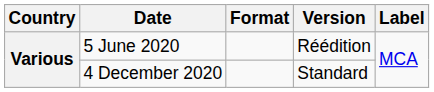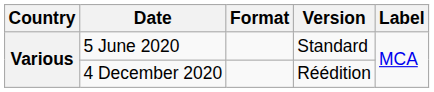(334, 45) Réédition -> (333, 45) Standard
(333, 73) Standard -> (334, 73) Réédition
